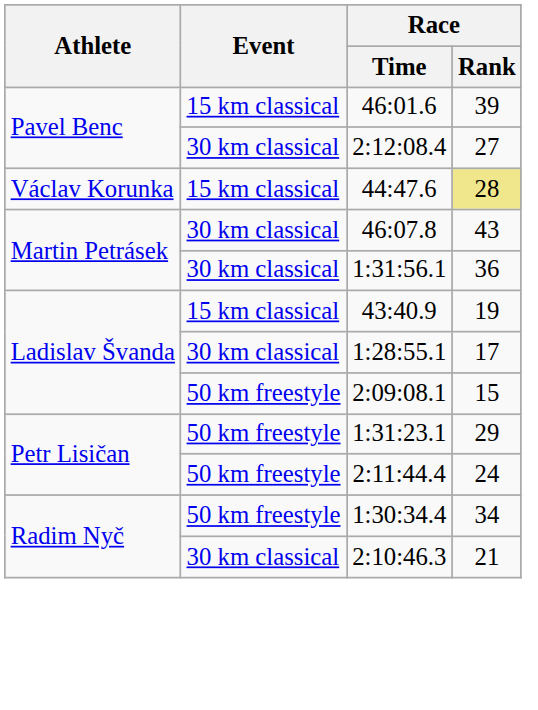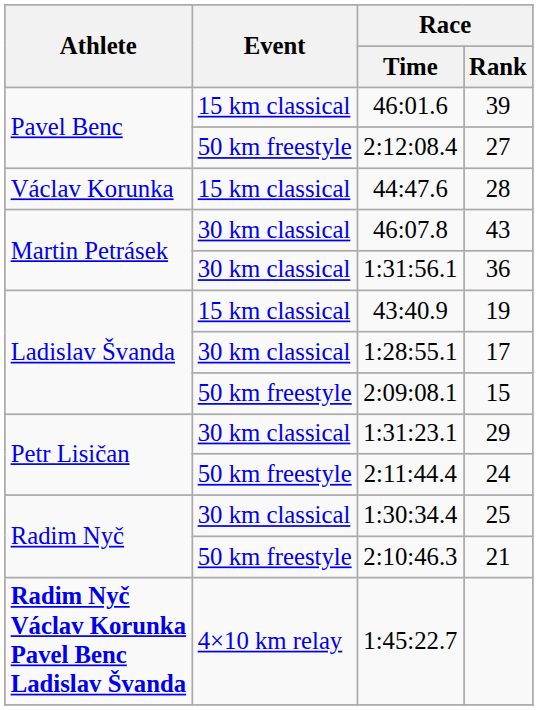(263, 147) 30 km classical -> (275, 147) 50 km freestyle
(487, 188) khaki background -> (498, 188) no background
(264, 433) 50 km freestyle -> (274, 433) 30 km classical
(264, 515) 50 km freestyle -> (274, 515) 30 km classical
(487, 515) 34 -> (498, 515) 25
(263, 556) 30 km classical -> (275, 556) 50 km freestyle
+ row: (410, 641)
